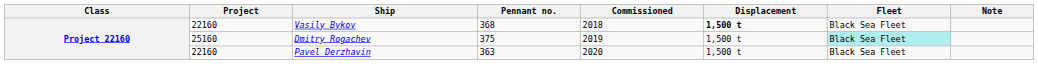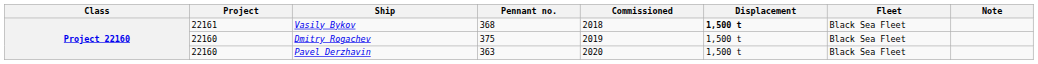(204, 25) 22160 -> (204, 25) 22161
(204, 39) 25160 -> (204, 39) 22160
(868, 39) paleturquoise background -> (868, 39) no background
